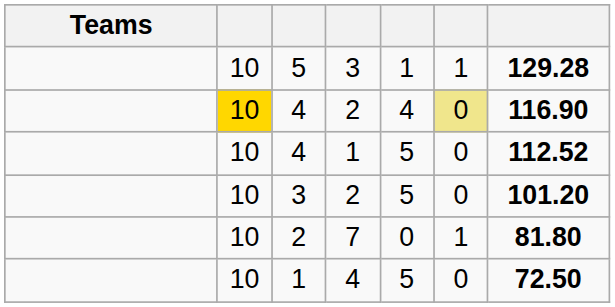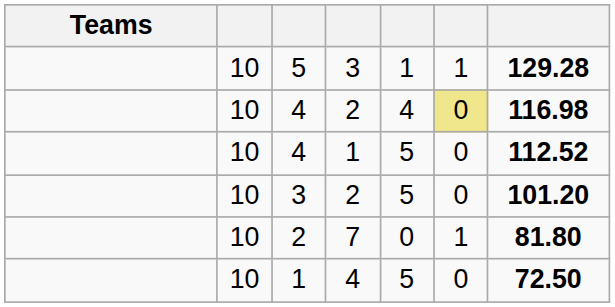(245, 110) gold background -> (245, 110) no background
(548, 110) 116.90 -> (548, 110) 116.98
